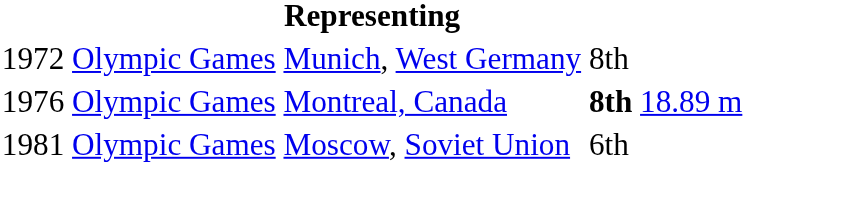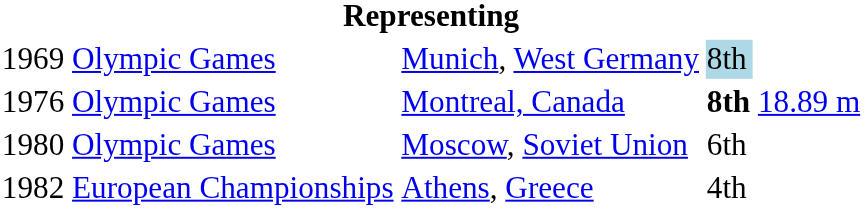(33, 58) 1972 -> (33, 58) 1969
(609, 58) no background -> (727, 58) lightblue background
(33, 144) 1981 -> (33, 144) 1980
+ row: (498, 187)
